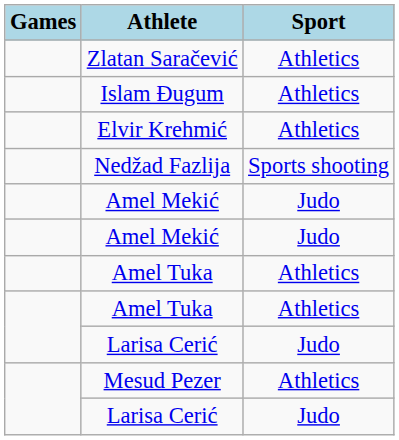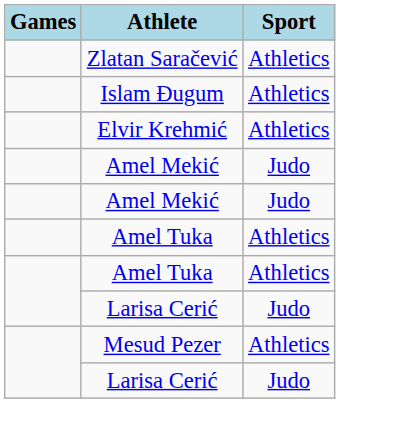- row: (162, 165)
